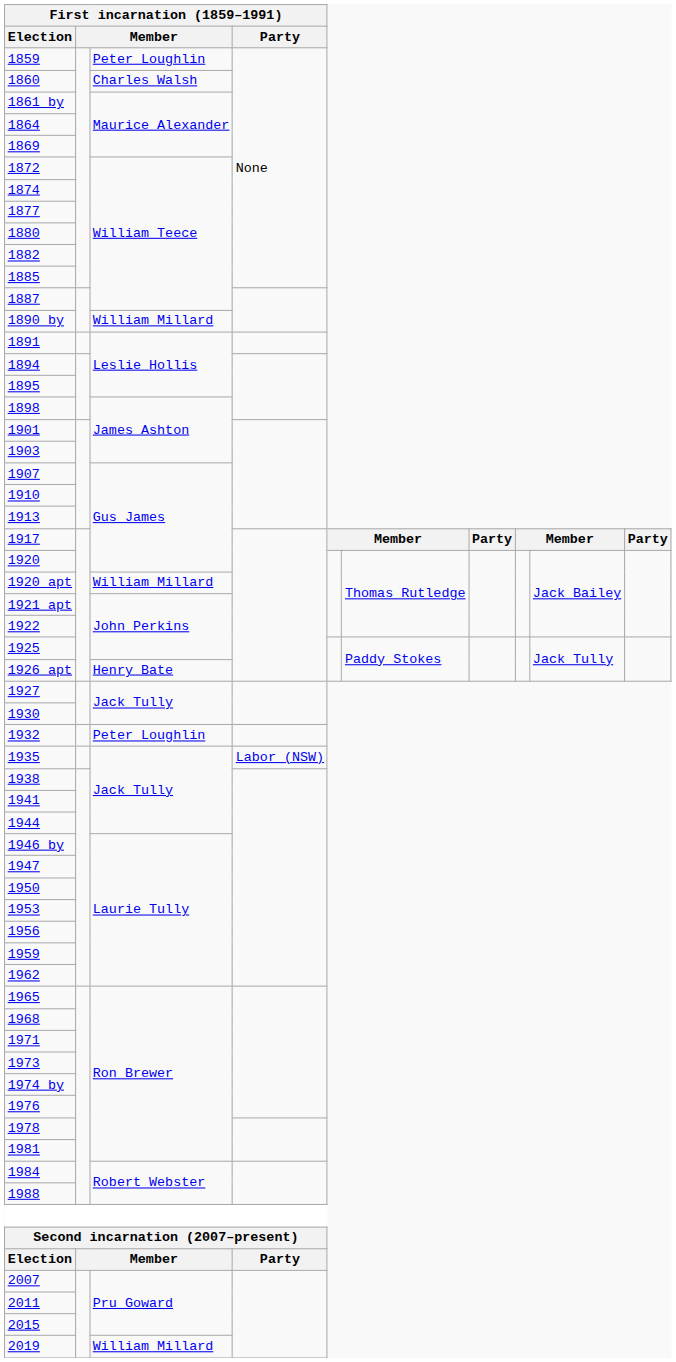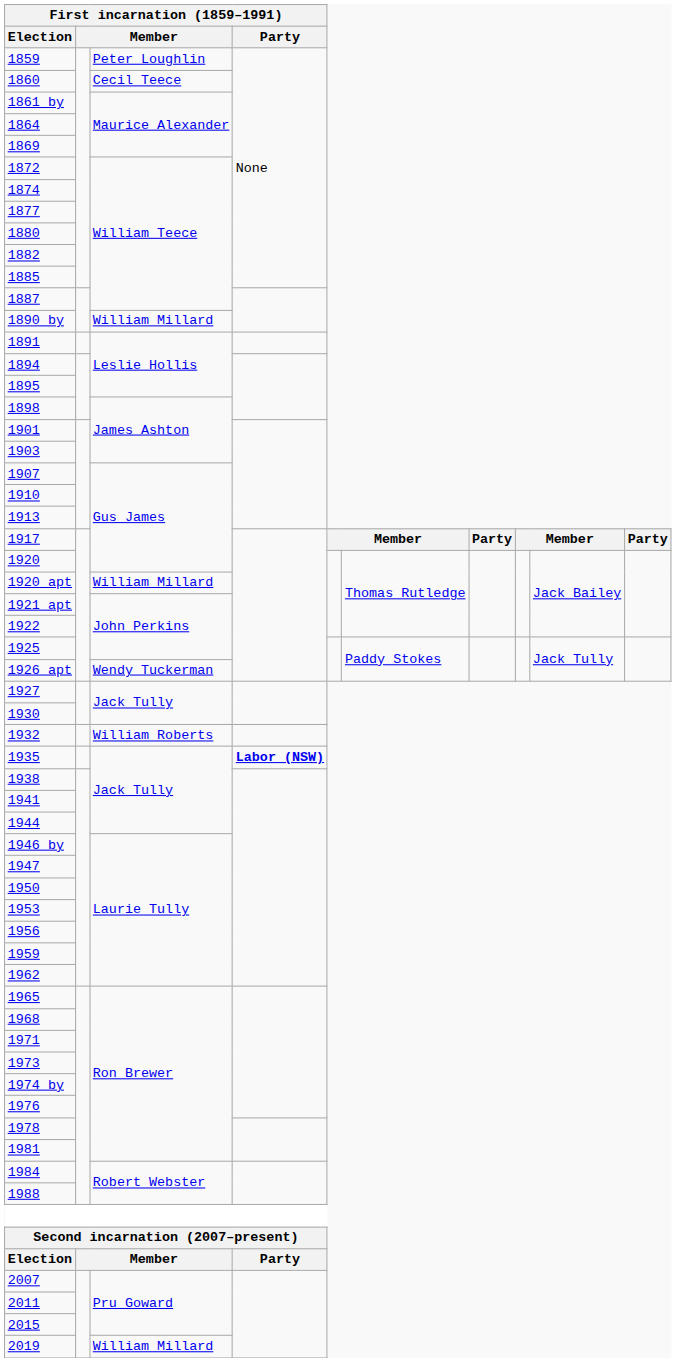(145, 81) Charles Walsh -> (137, 81) Cecil Teece
(133, 670) Henry Bate -> (153, 670) Wendy Tuckerman
(149, 736) Peter Loughlin -> (153, 736) William Roberts
(280, 757) normal -> (280, 757) bold
